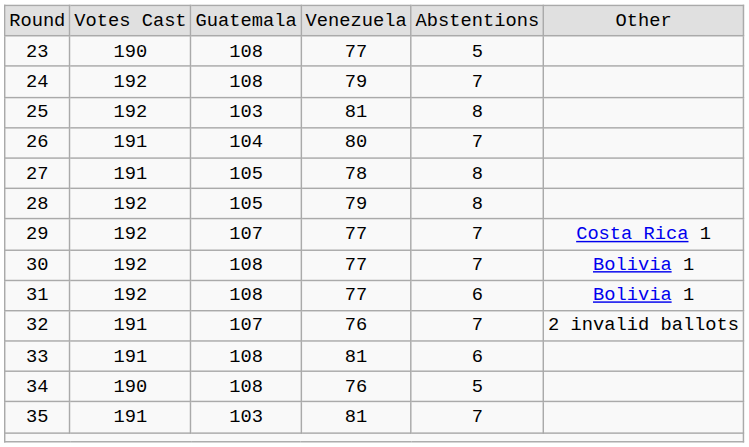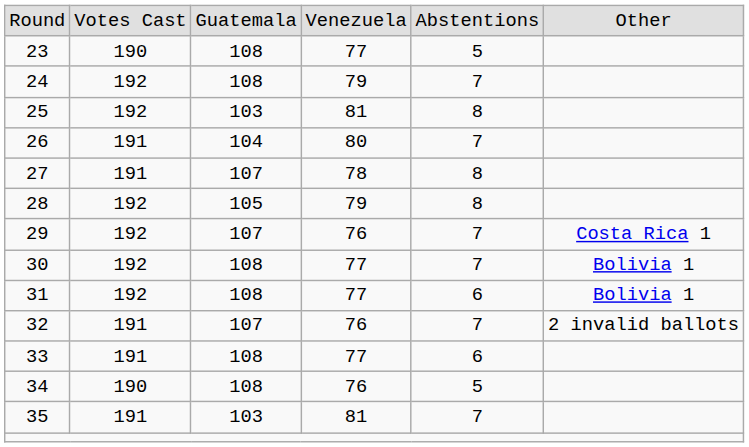(246, 173) 105 -> (246, 173) 107
(356, 234) 77 -> (356, 234) 76
(356, 356) 81 -> (356, 356) 77
